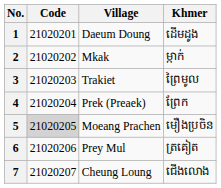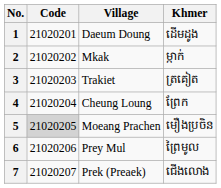(182, 79) ព្រៃមូល -> (182, 79) ត្រគៀត
(114, 103) Prek (Preaek) -> (117, 103) Cheung Loung
(182, 148) ត្រគៀត -> (182, 148) ព្រៃមូល
(117, 171) Cheung Loung -> (114, 171) Prek (Preaek)
